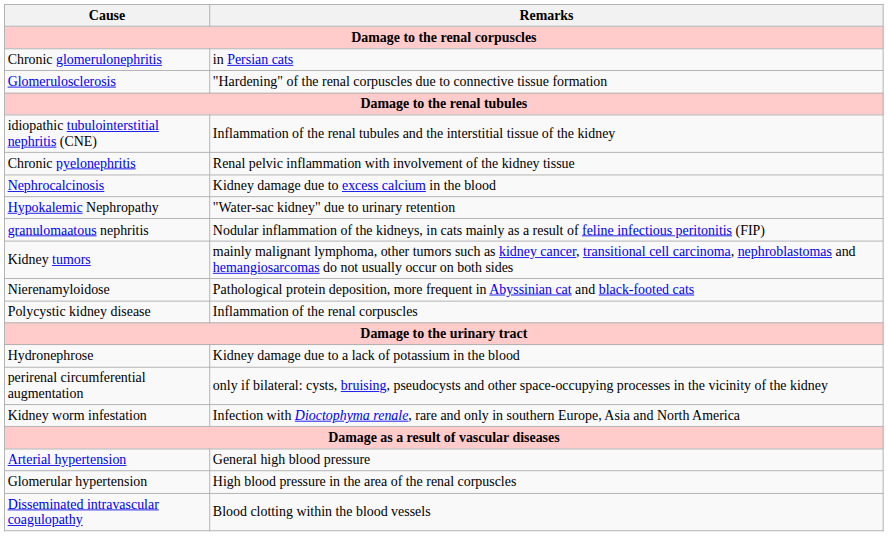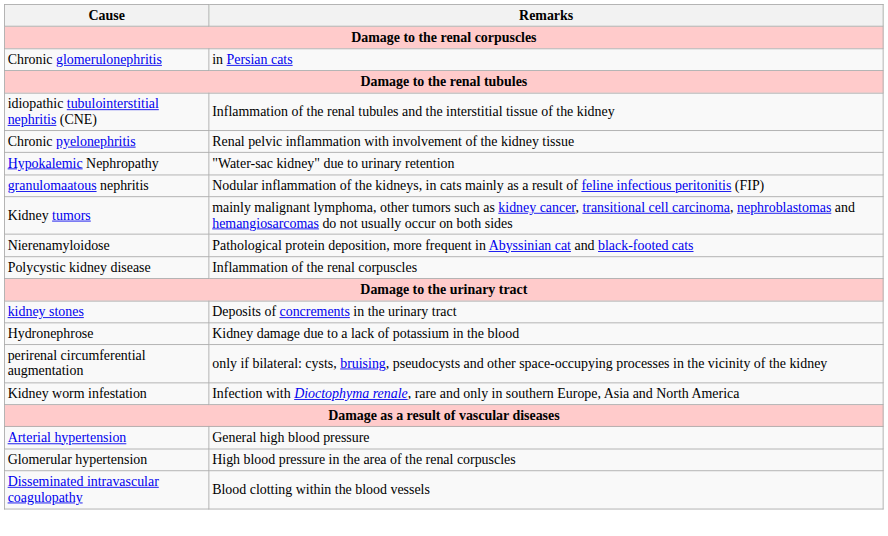- row: (62, 81)
- row: (56, 185)
+ row: (46, 311)
